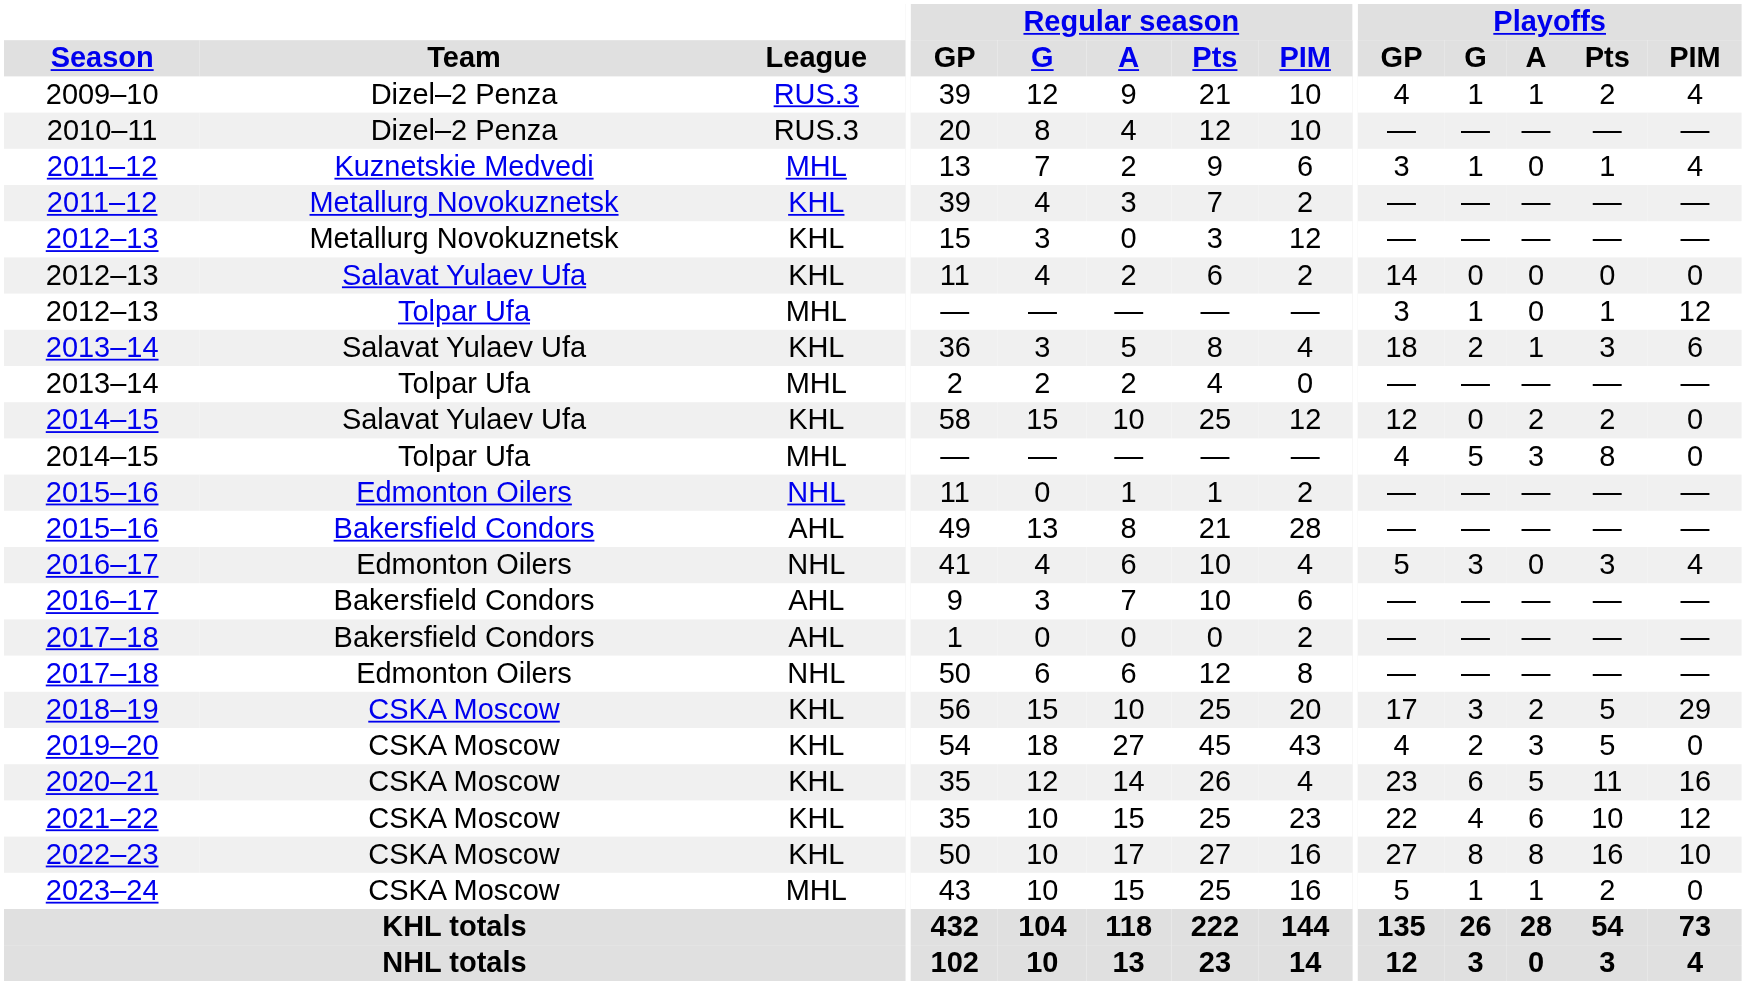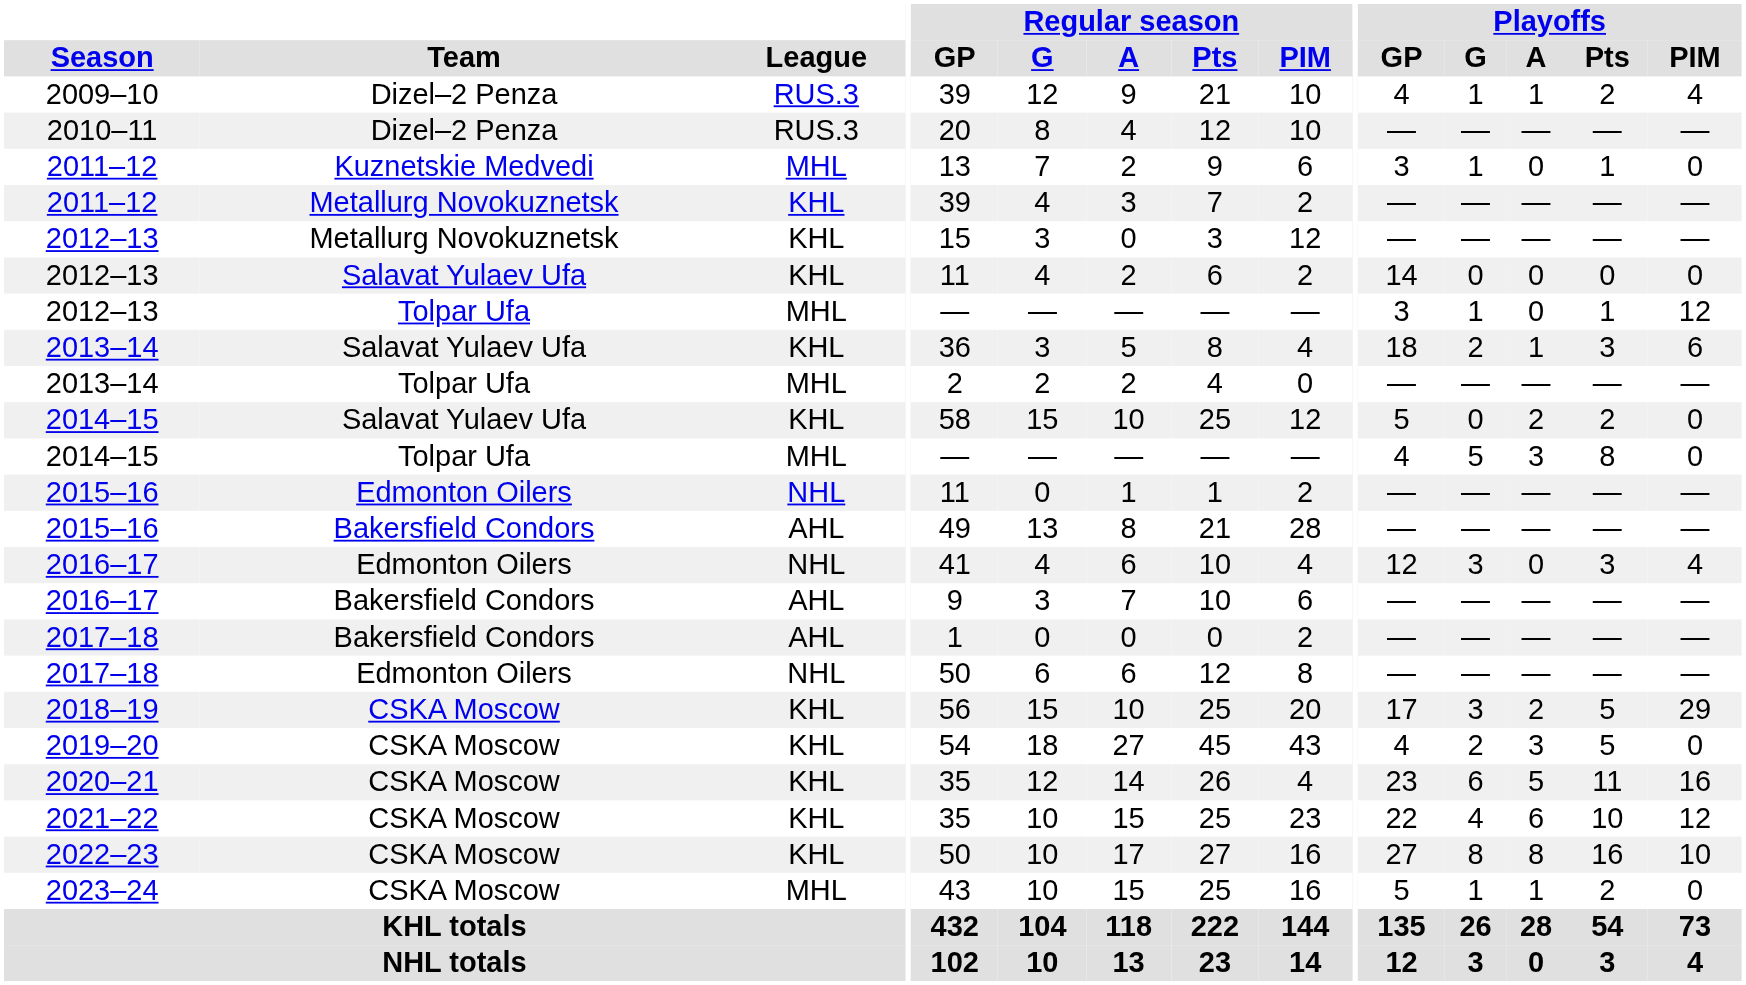(1695, 166) 4 -> (1695, 166) 0
(1402, 419) 12 -> (1402, 419) 5
(1402, 564) 5 -> (1402, 564) 12
